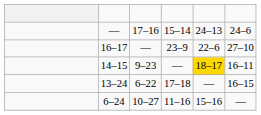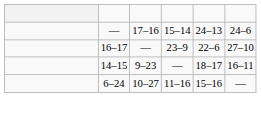(209, 66) gold background -> (209, 66) no background
- row: (114, 83)
